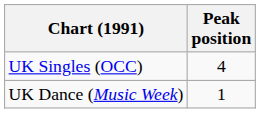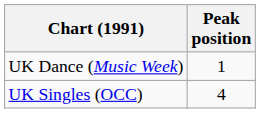rows swapped: (76, 66) <-> (96, 94)
